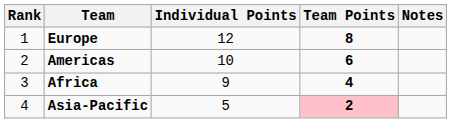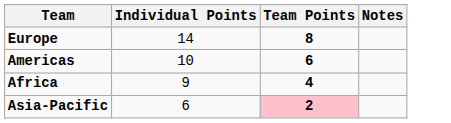- column: (25, 16)
(226, 39) 12 -> (186, 39) 14
(226, 107) 5 -> (186, 107) 6
